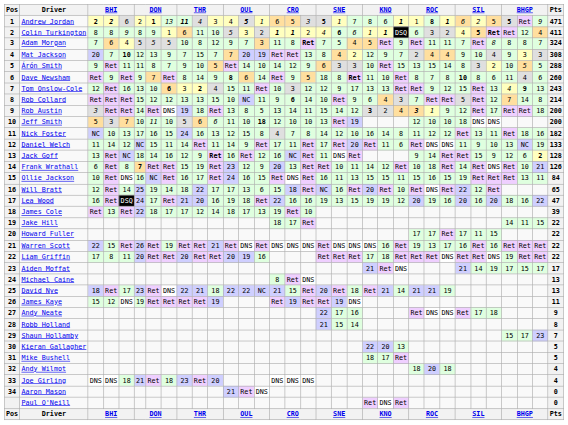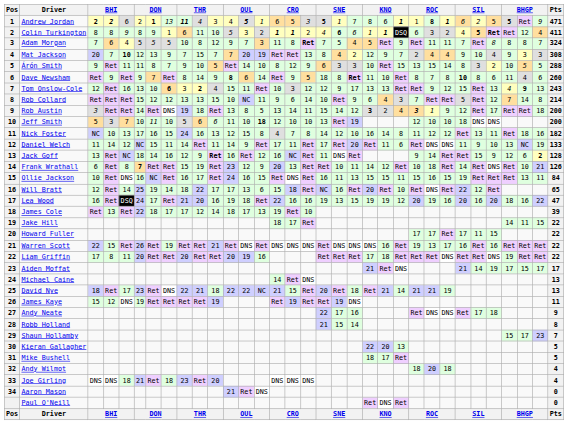(277, 66) 14 -> (277, 66) 8
(293, 100) bold -> (293, 100) normal
(277, 279) 8 -> (277, 279) 14
